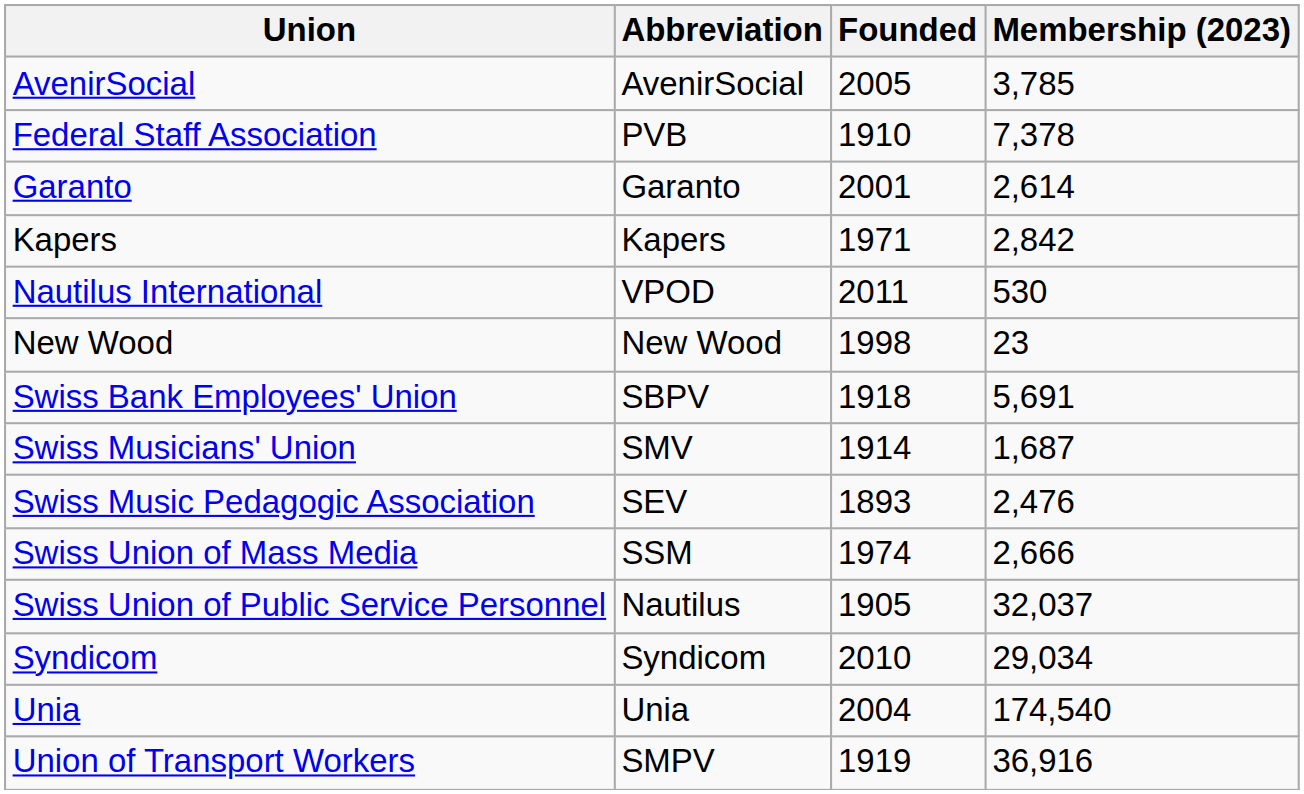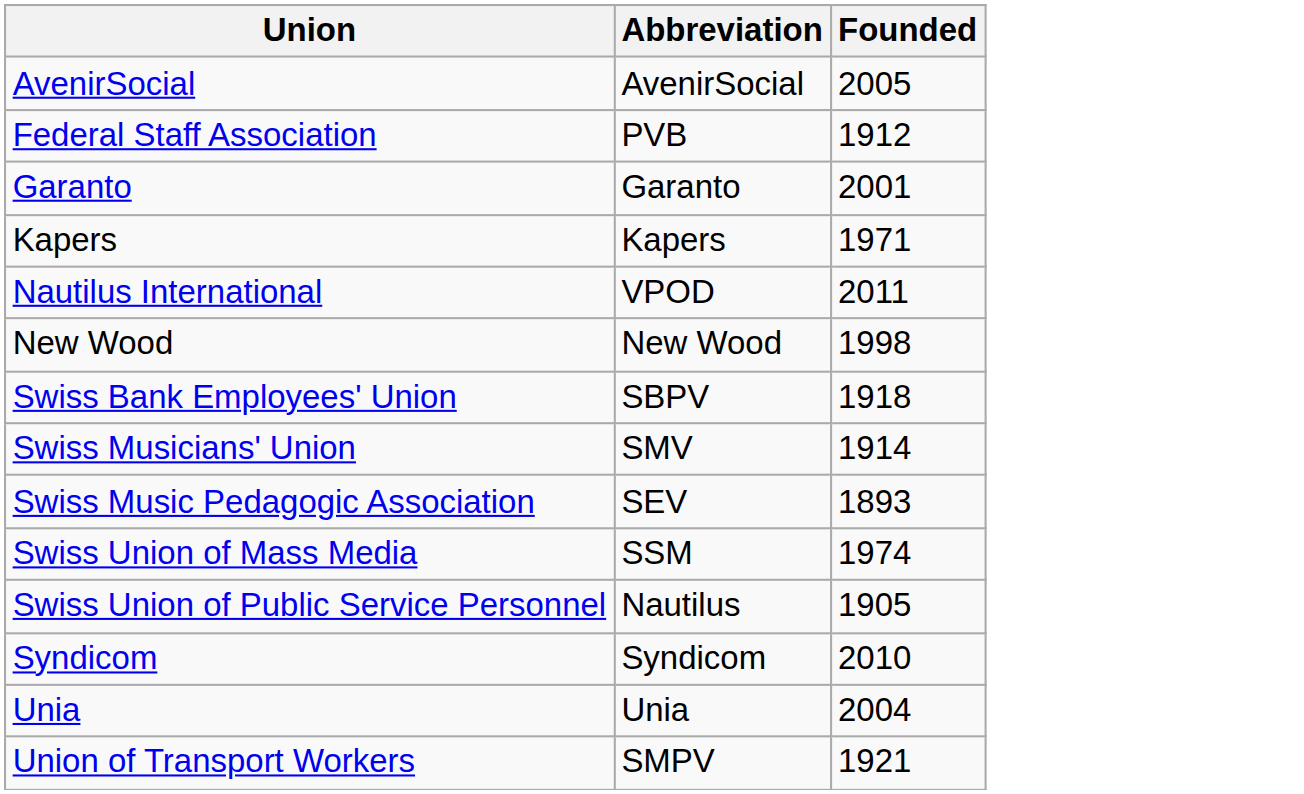- column: (1142, 30)
(875, 135) 1910 -> (875, 135) 1912
(875, 762) 1919 -> (875, 762) 1921
